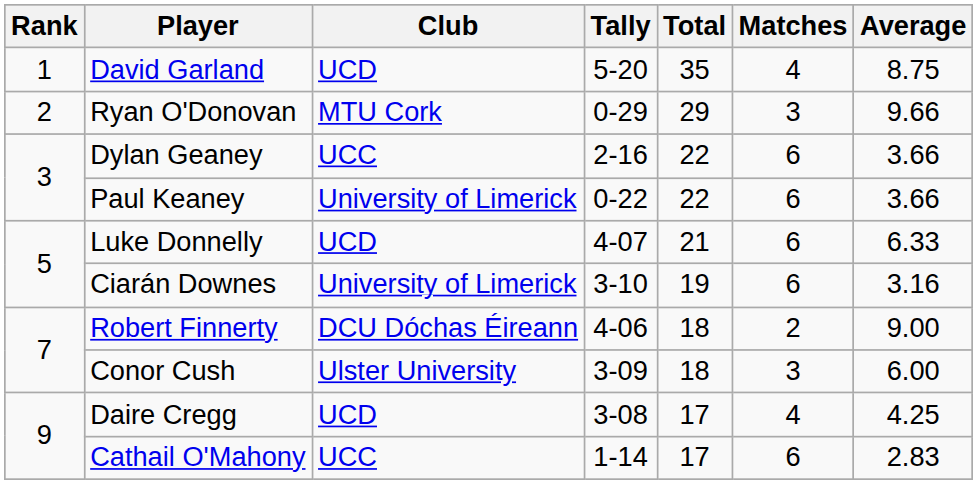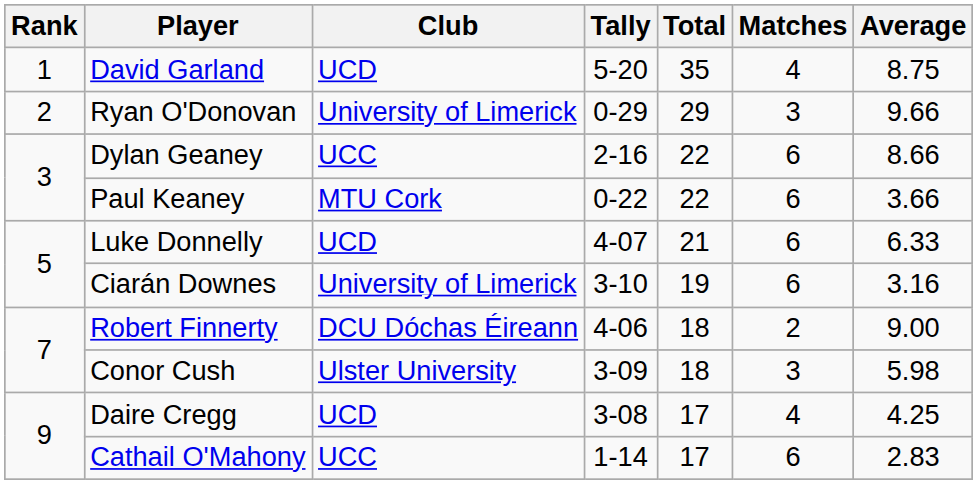(380, 112) MTU Cork -> (447, 112) University of Limerick
(913, 155) 3.66 -> (913, 155) 8.66
(447, 198) University of Limerick -> (380, 198) MTU Cork
(913, 371) 6.00 -> (913, 371) 5.98
